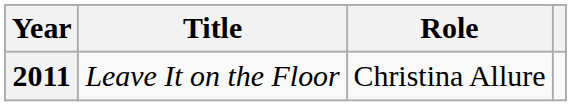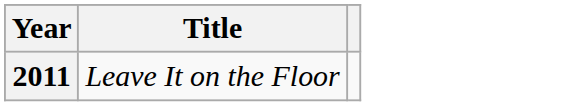- column: (449, 28)
